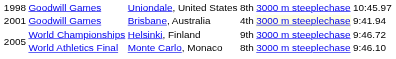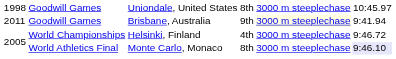(15, 21) 2001 -> (15, 21) 2011
(247, 21) 4th -> (247, 21) 9th
(247, 34) 9th -> (247, 34) 4th
(370, 48) no background -> (370, 48) lavender background
